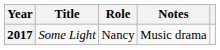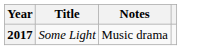- column: (118, 14)
